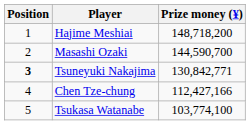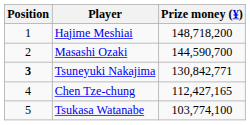(202, 91) 112,427,166 -> (202, 91) 112,427,165
